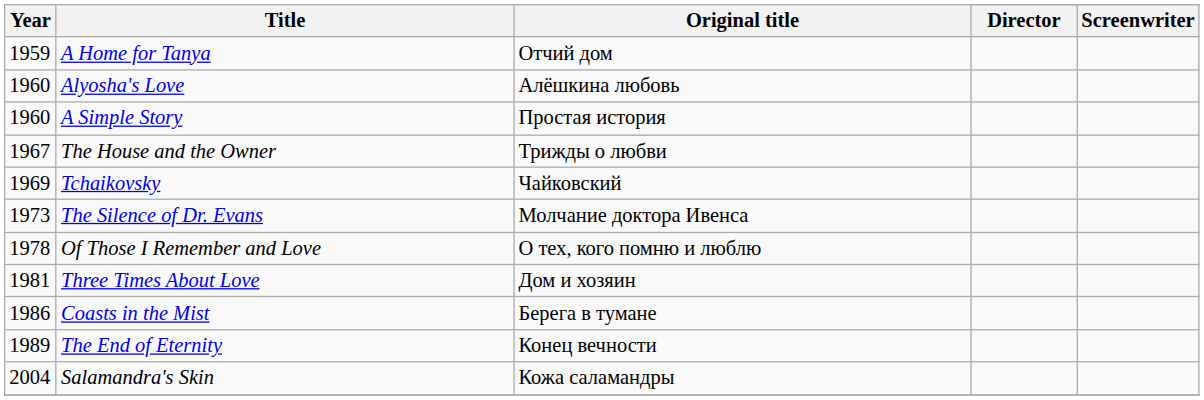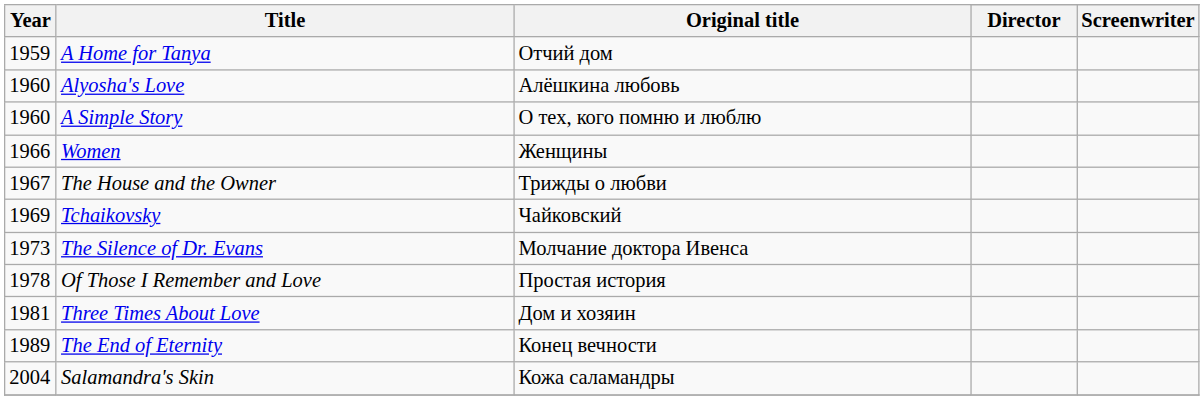(592, 118) Простая история -> (640, 118) О тех, кого помню и люблю
+ row: (91, 150)
(640, 248) О тех, кого помню и люблю -> (592, 280) Простая история
- row: (135, 313)
